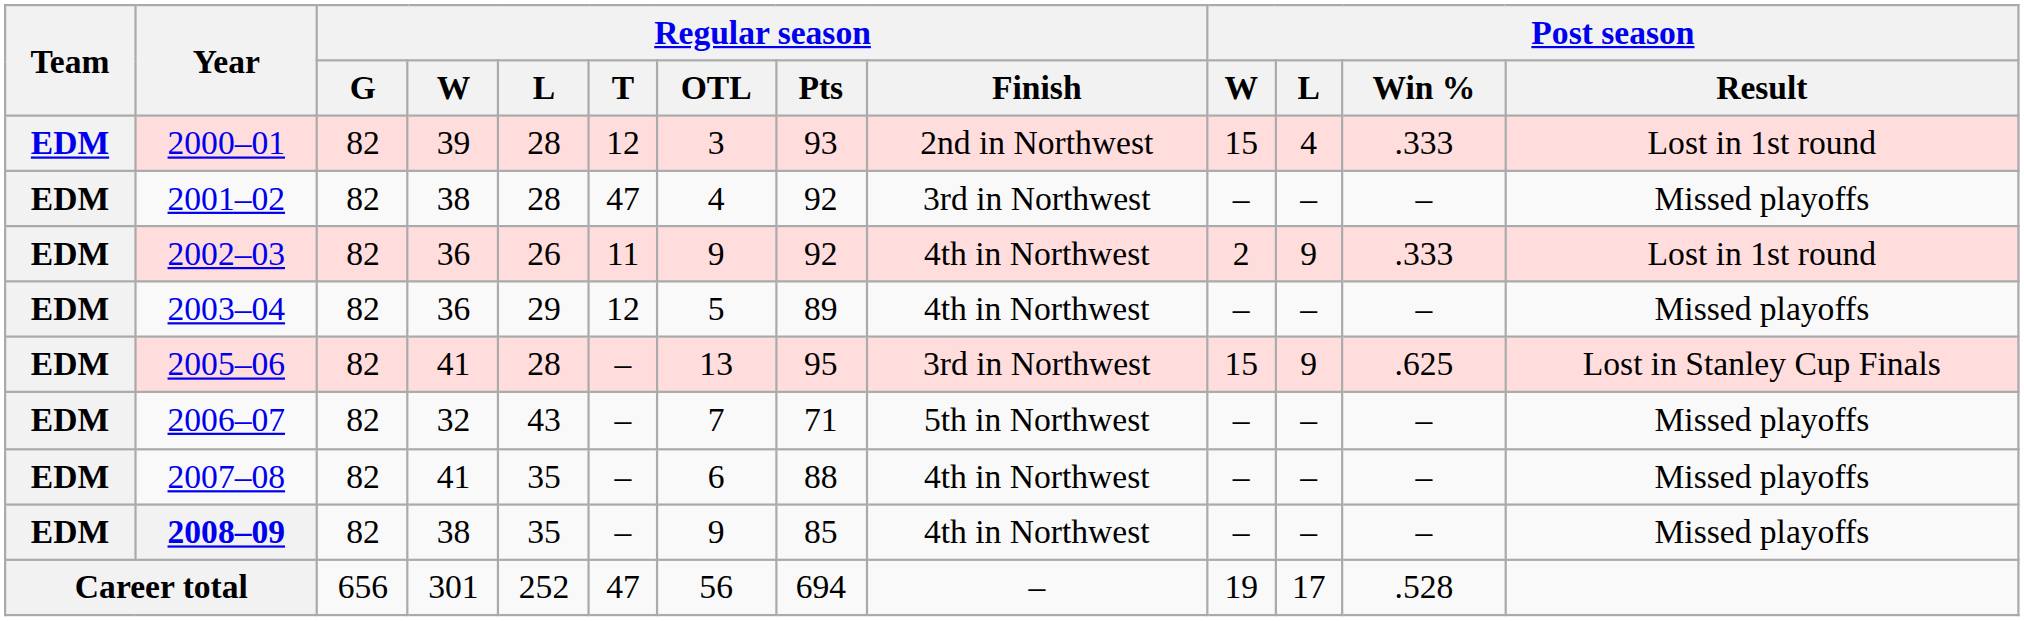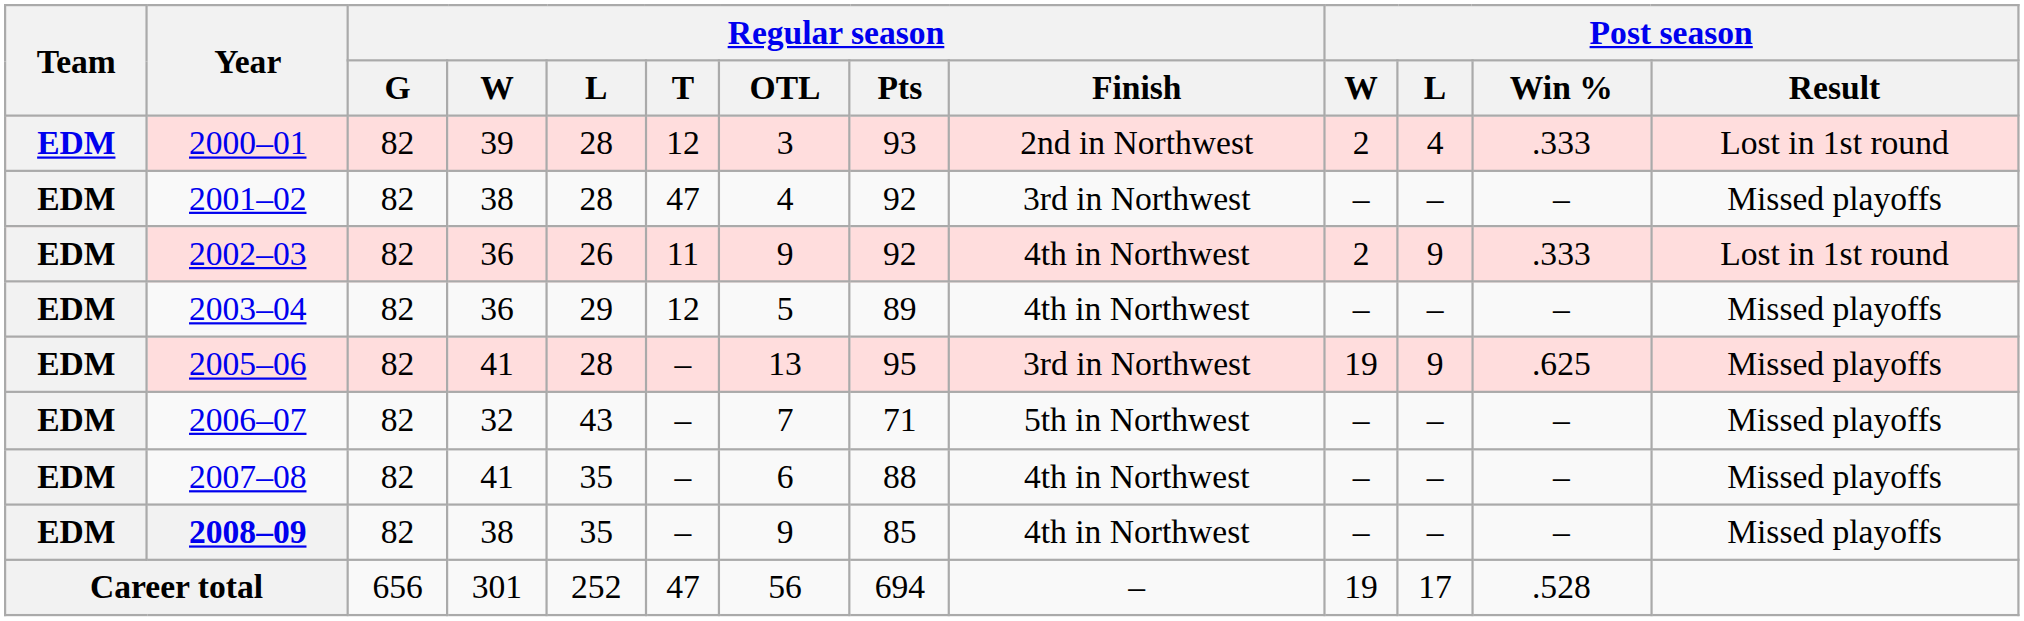(1241, 143) 15 -> (1361, 143) 2
(1241, 364) 15 -> (1361, 364) 19
(1762, 364) Lost in Stanley Cup Finals -> (1835, 364) Missed playoffs
